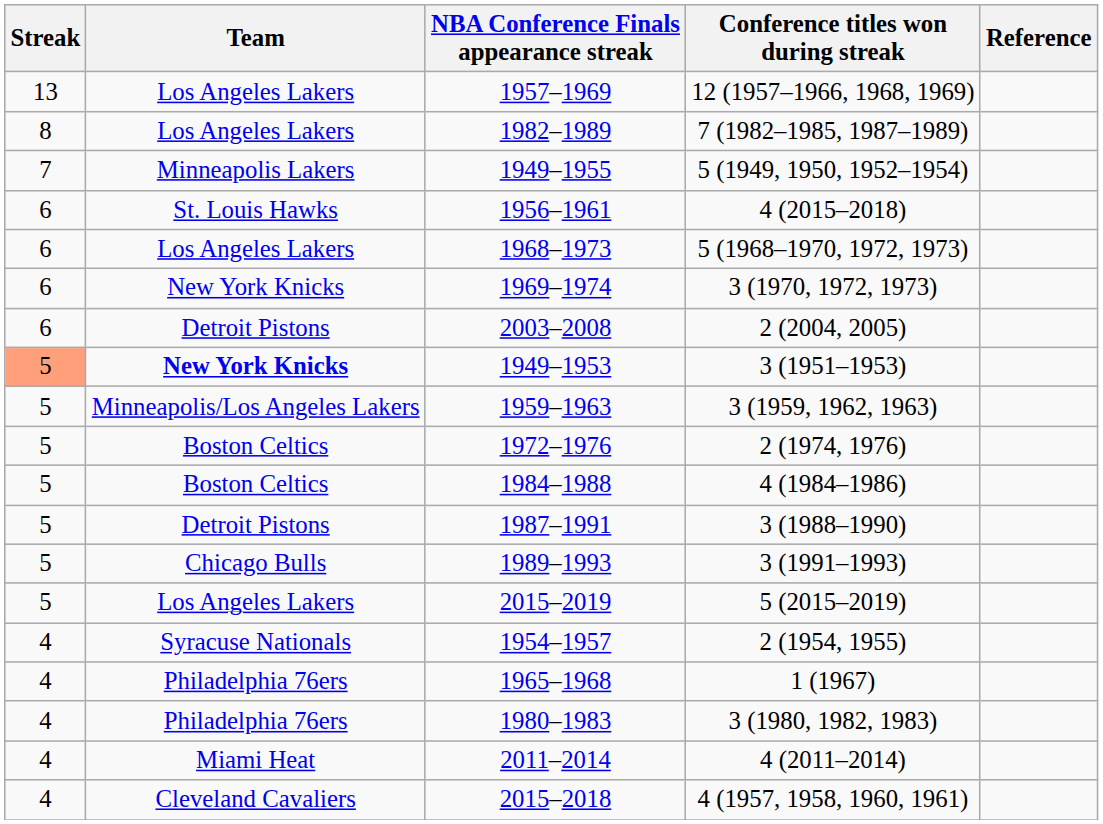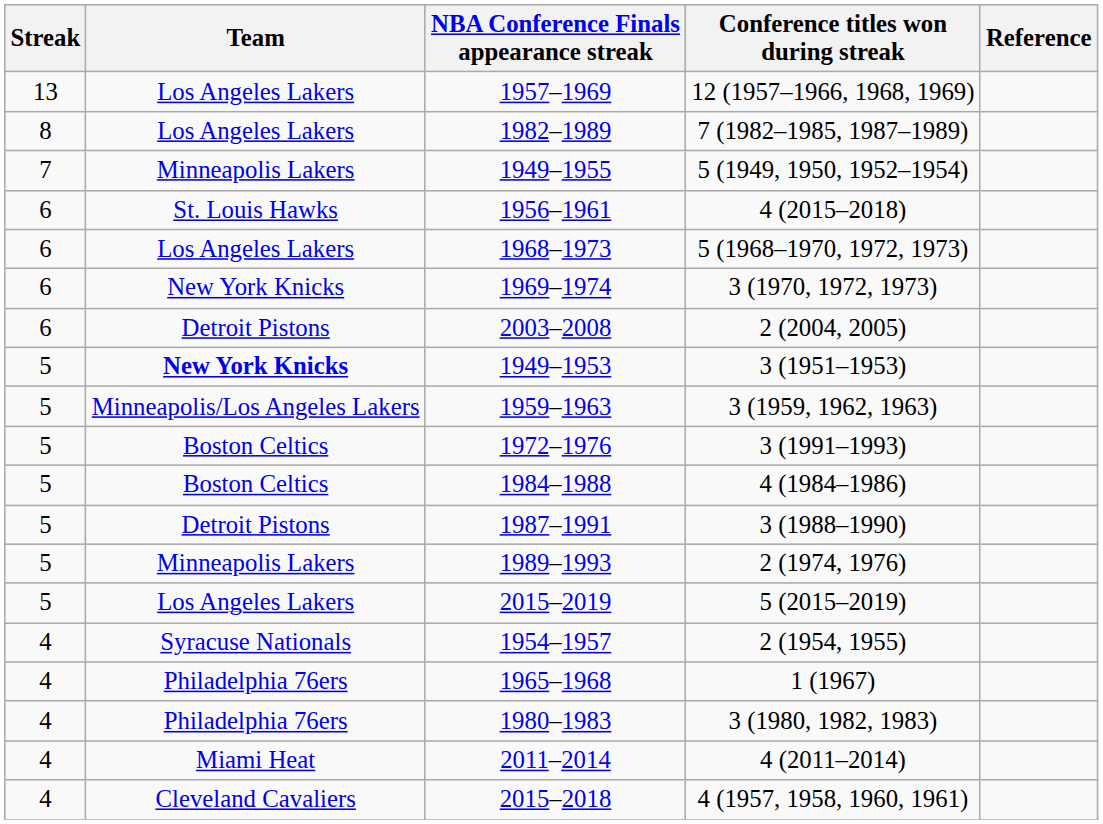(45, 366) lightsalmon background -> (45, 366) no background
(833, 445) 2 (1974, 1976) -> (833, 445) 3 (1991–1993)
(256, 563) Chicago Bulls -> (256, 563) Minneapolis Lakers
(833, 563) 3 (1991–1993) -> (833, 563) 2 (1974, 1976)
